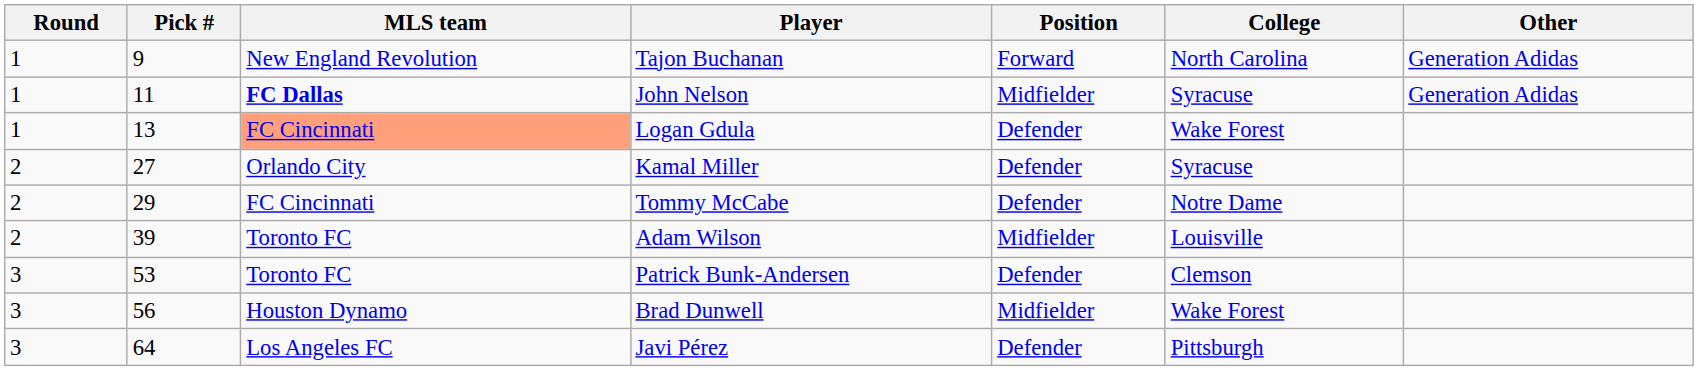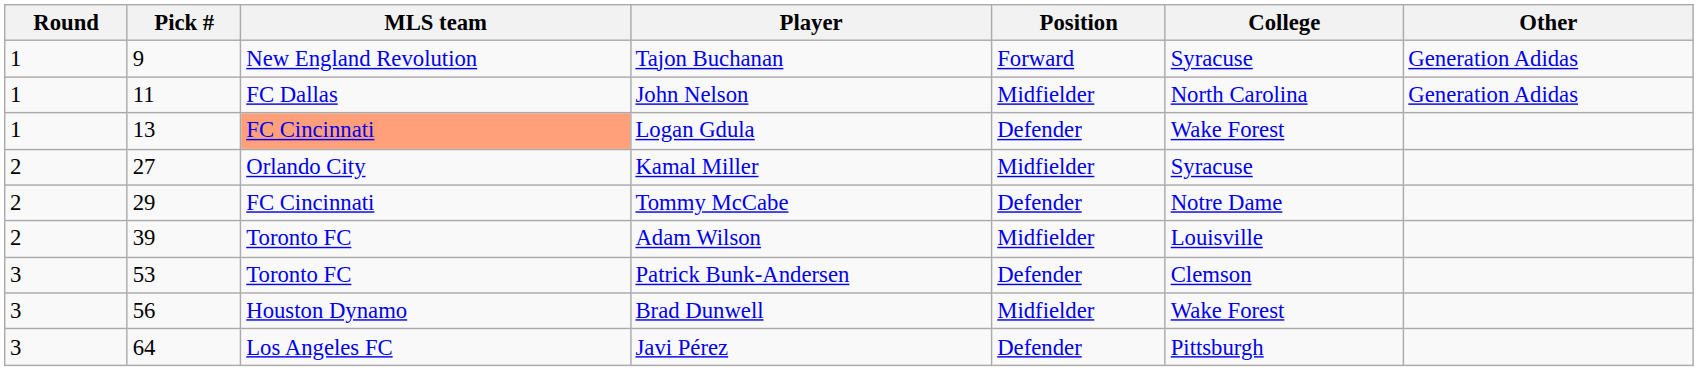(1239, 58) North Carolina -> (1212, 58) Syracuse
(295, 94) bold -> (292, 94) normal
(1212, 94) Syracuse -> (1239, 94) North Carolina
(1039, 166) Defender -> (1046, 166) Midfielder
